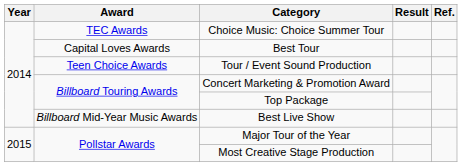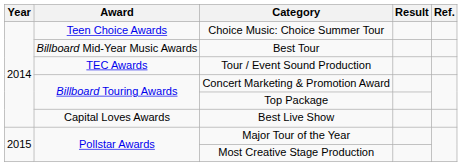(117, 30) TEC Awards -> (117, 30) Teen Choice Awards
(117, 48) Capital Loves Awards -> (117, 48) Billboard Mid-Year Music Awards
(117, 65) Teen Choice Awards -> (117, 65) TEC Awards
(117, 118) Billboard Mid-Year Music Awards -> (117, 118) Capital Loves Awards
